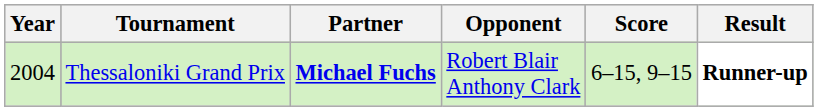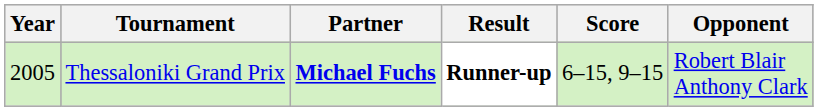columns swapped: (513, 23) <-> (755, 23)
(32, 73) 2004 -> (32, 73) 2005
